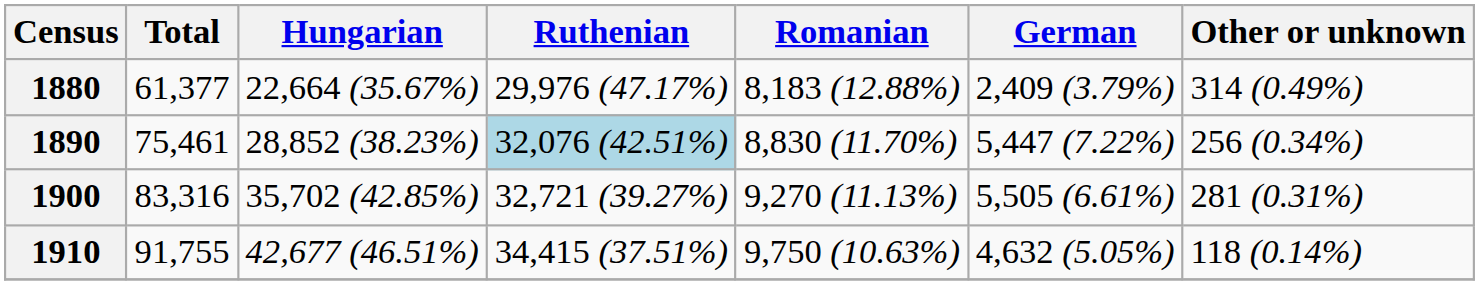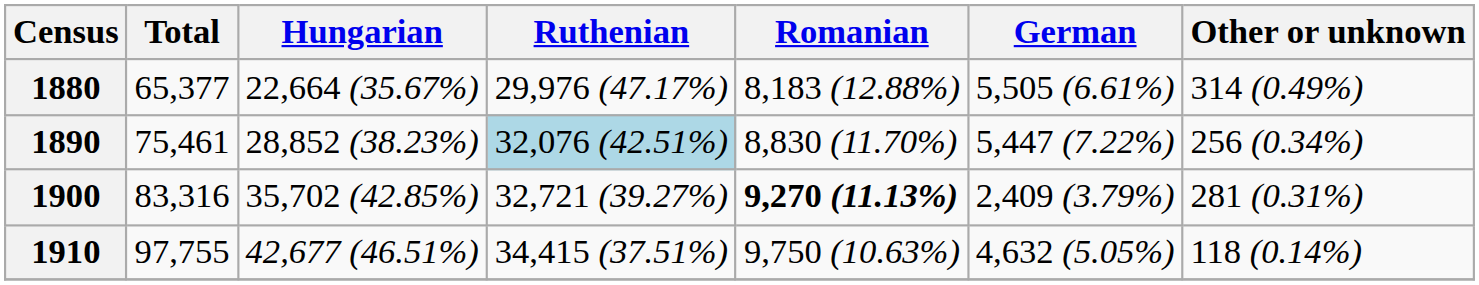(182, 86) 61,377 -> (182, 86) 65,377
(1075, 86) 2,409 (3.79%) -> (1075, 86) 5,505 (6.61%)
(851, 196) normal -> (851, 196) bold
(1075, 196) 5,505 (6.61%) -> (1075, 196) 2,409 (3.79%)
(182, 251) 91,755 -> (182, 251) 97,755
